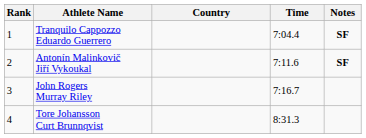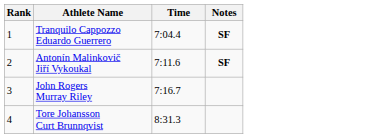- column: (211, 12)
